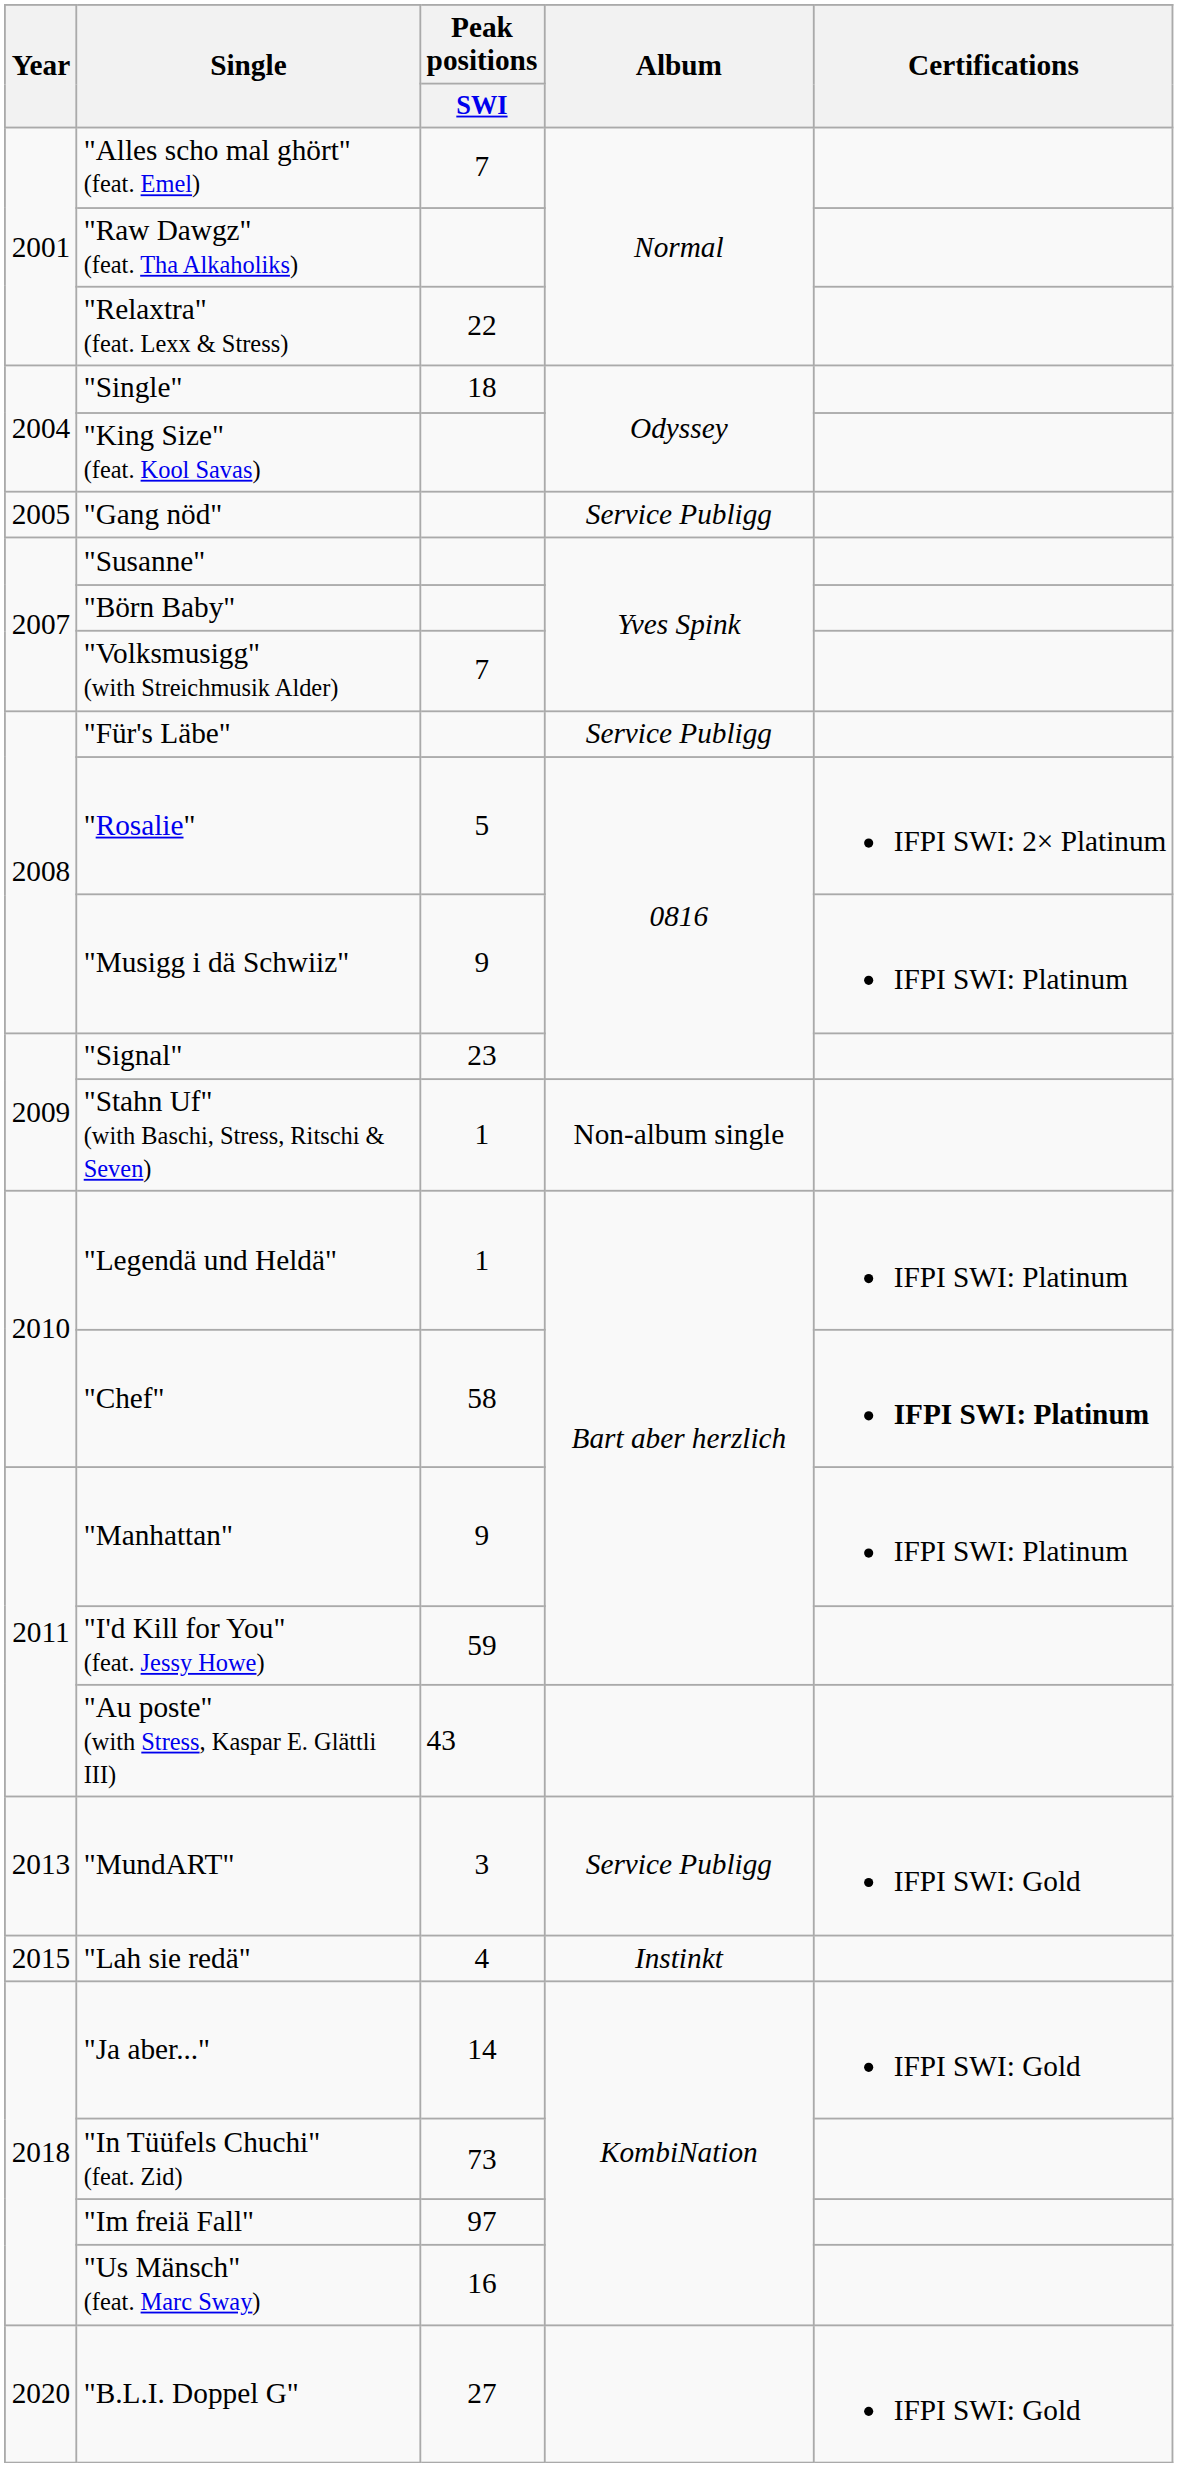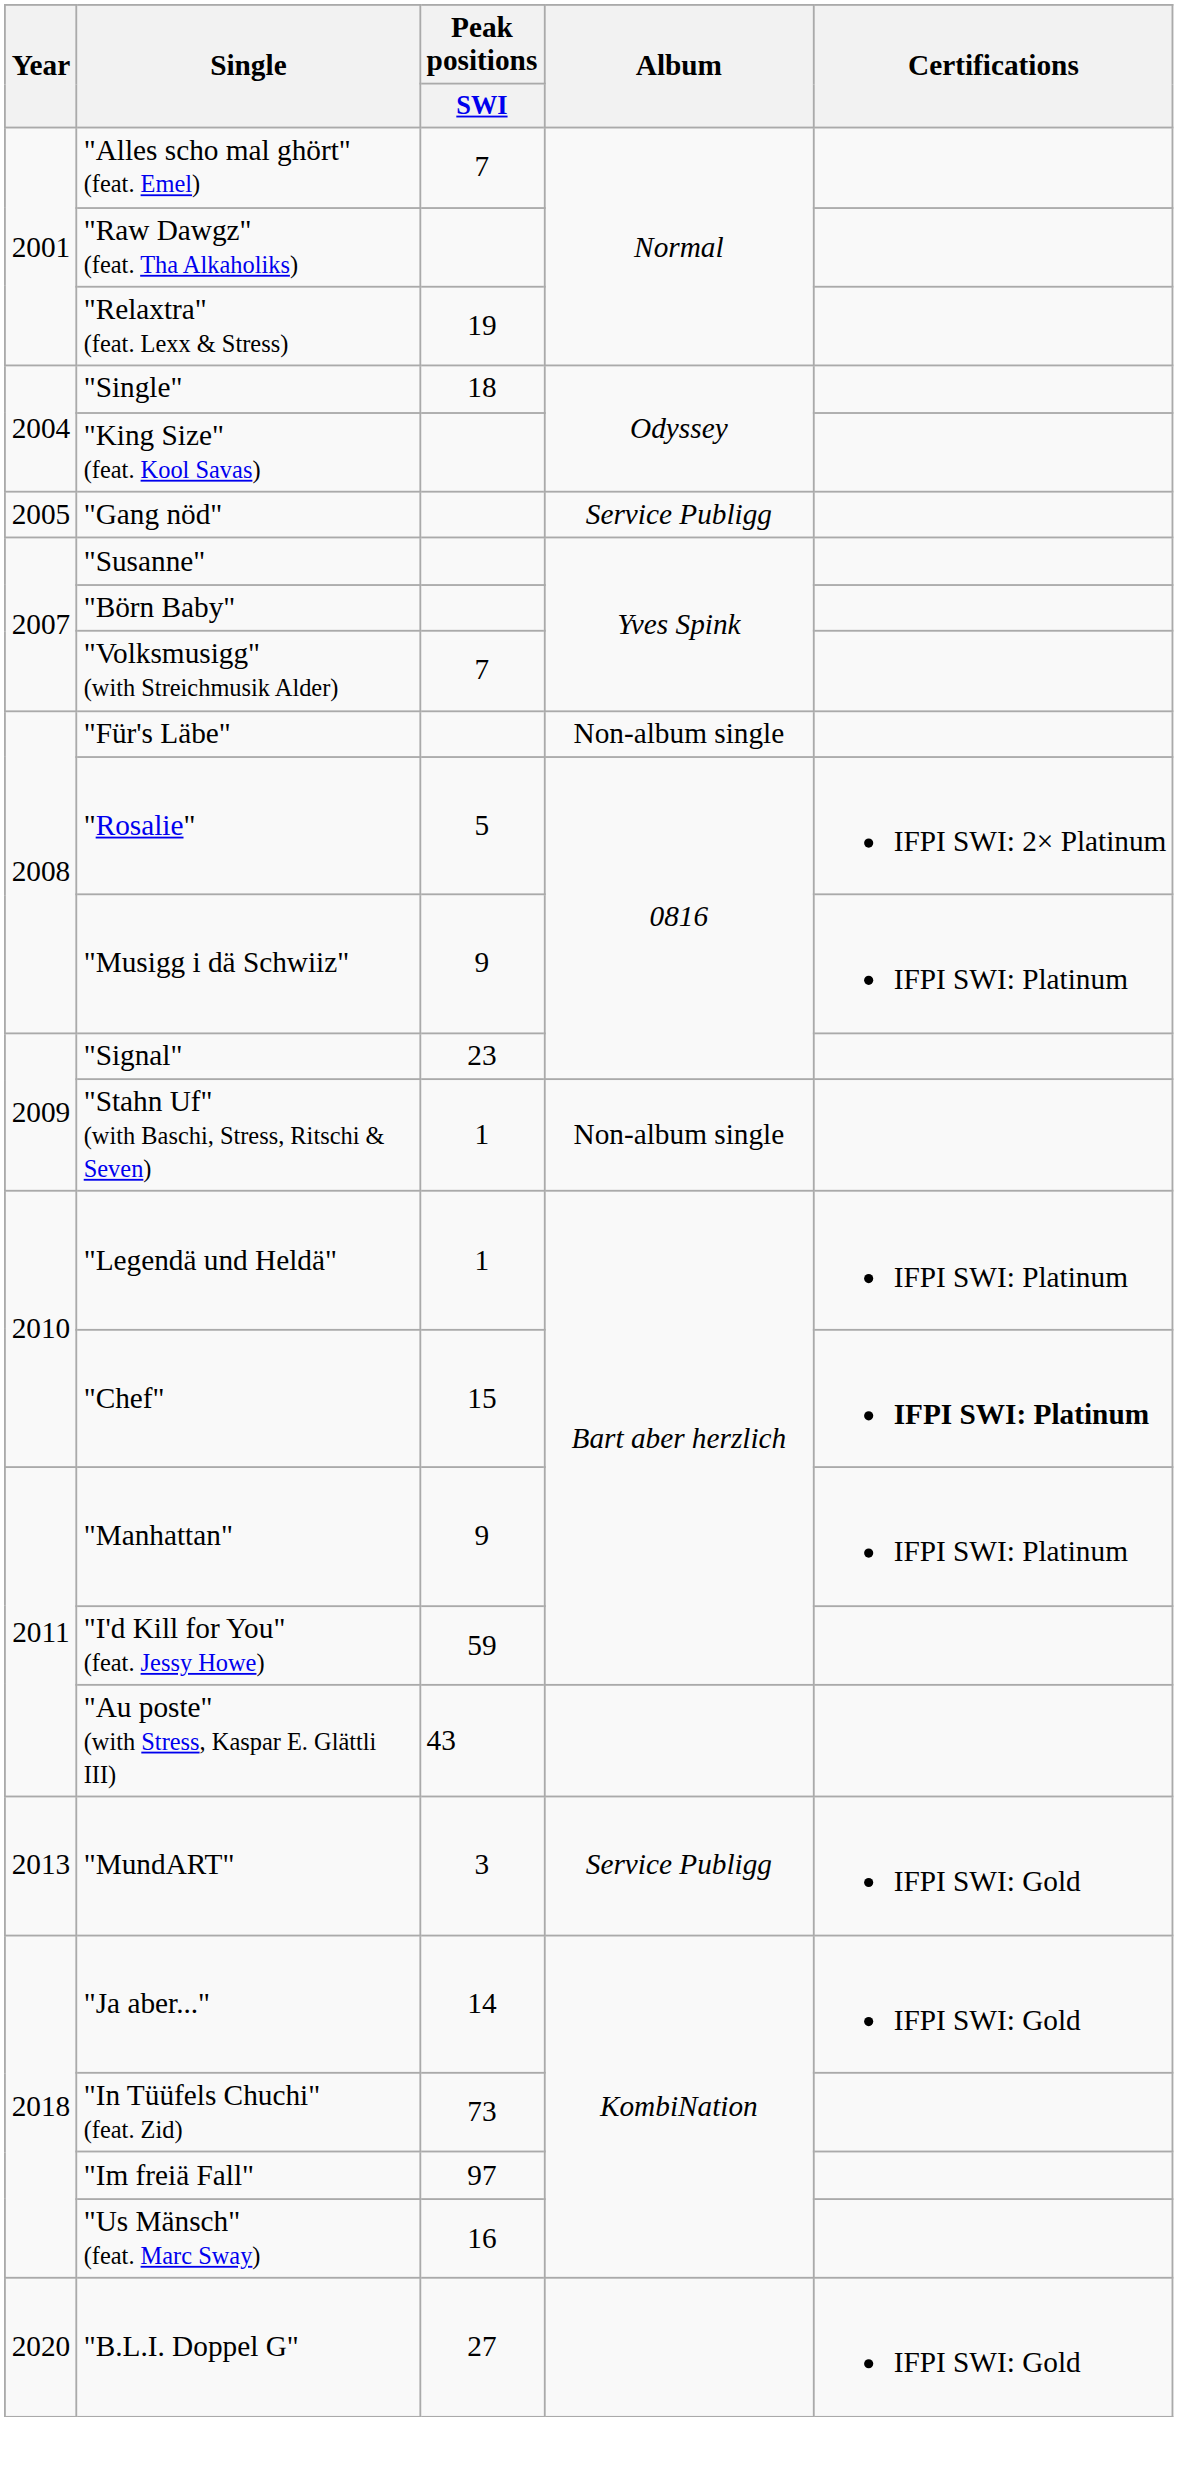(482, 325) 22 -> (482, 325) 19
(679, 733) Service Publigg -> (679, 733) Non-album single
(482, 1397) 58 -> (482, 1397) 15
- row: (167, 1957)
